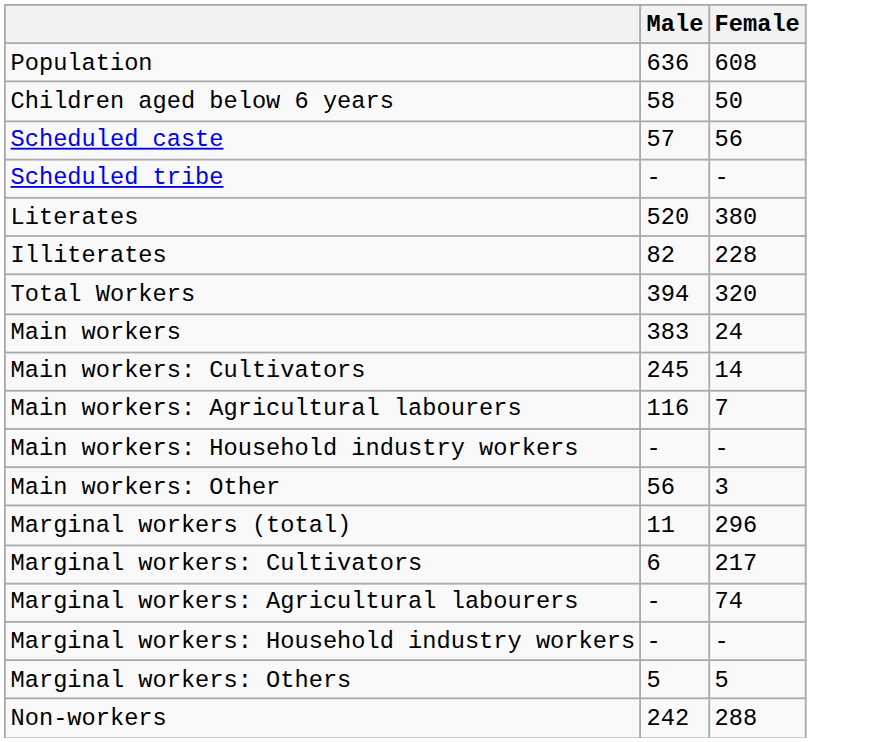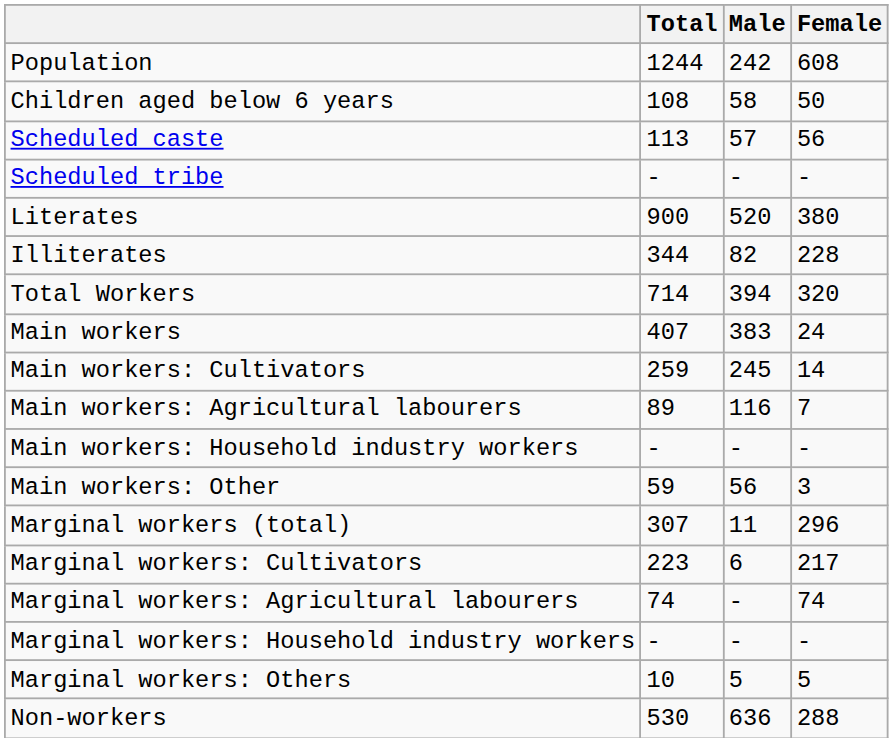+ column: (682, 24)
(668, 63) 636 -> (750, 63) 242
(668, 718) 242 -> (750, 718) 636
